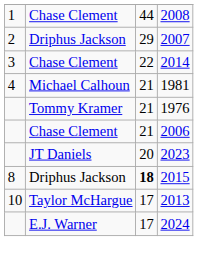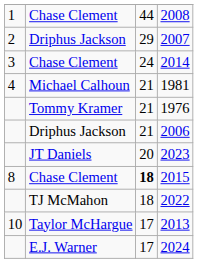(147, 62) 22 -> (147, 62) 24
(73, 131) Chase Clement -> (77, 131) Driphus Jackson
(77, 177) Driphus Jackson -> (73, 177) Chase Clement
+ row: (175, 200)
